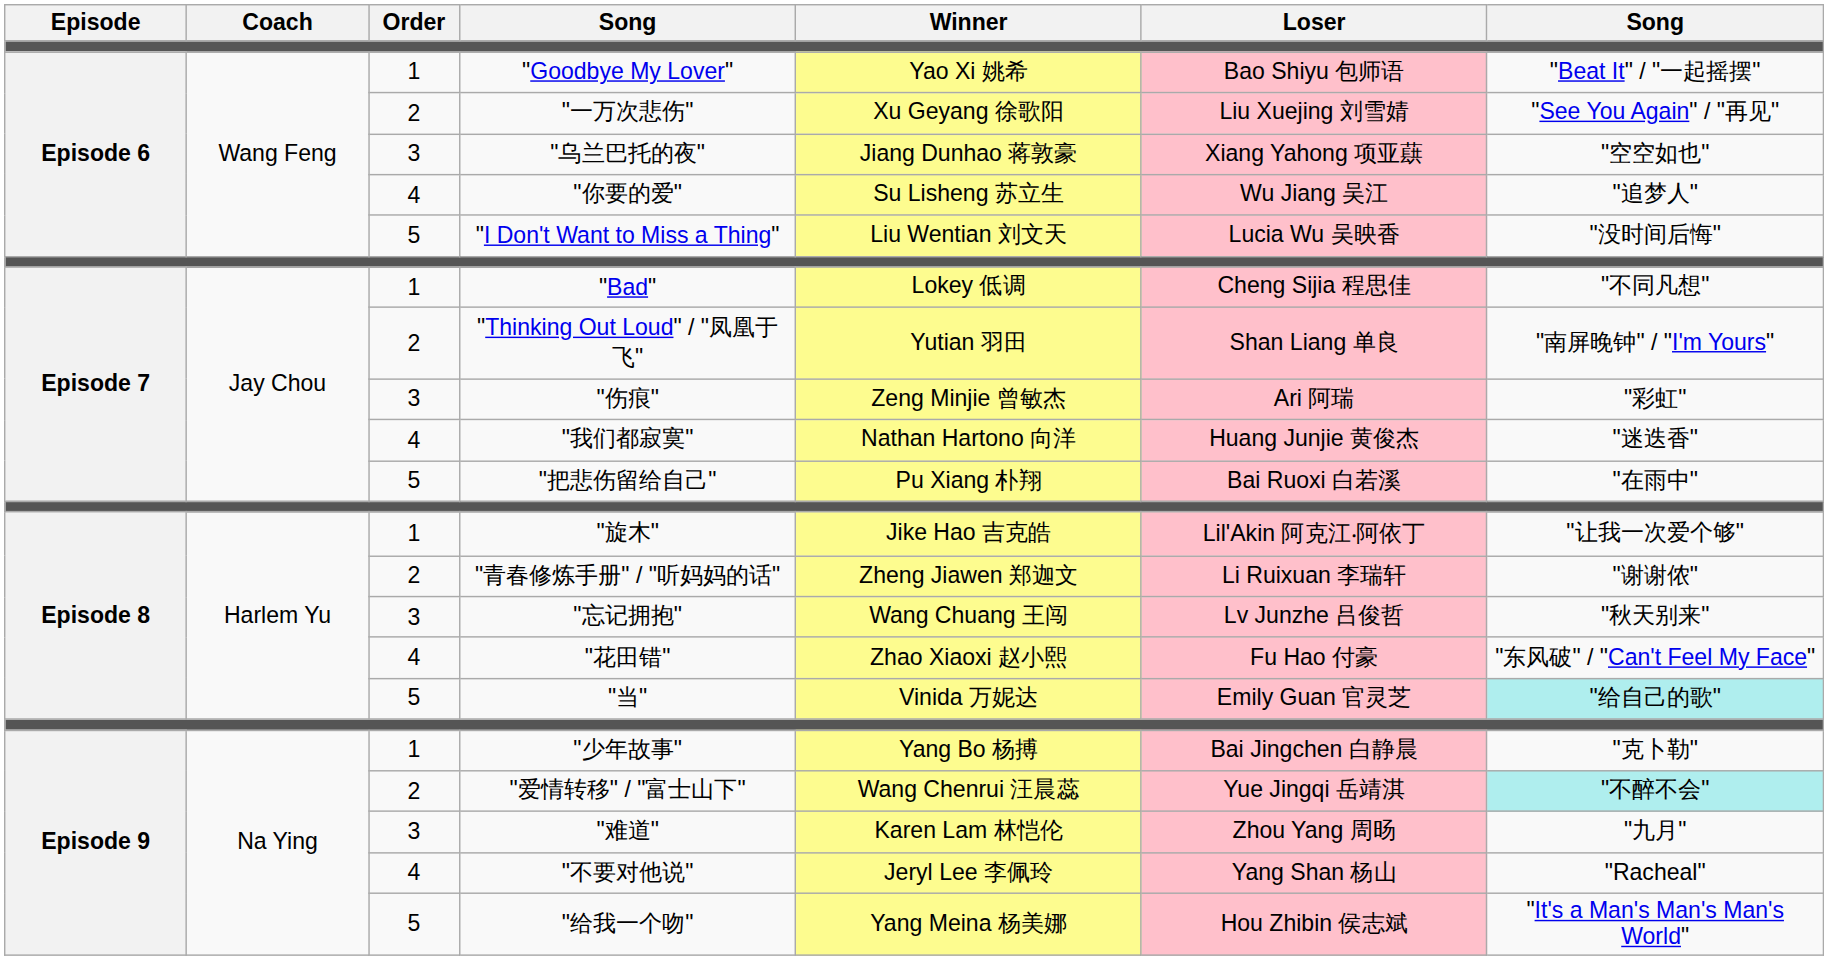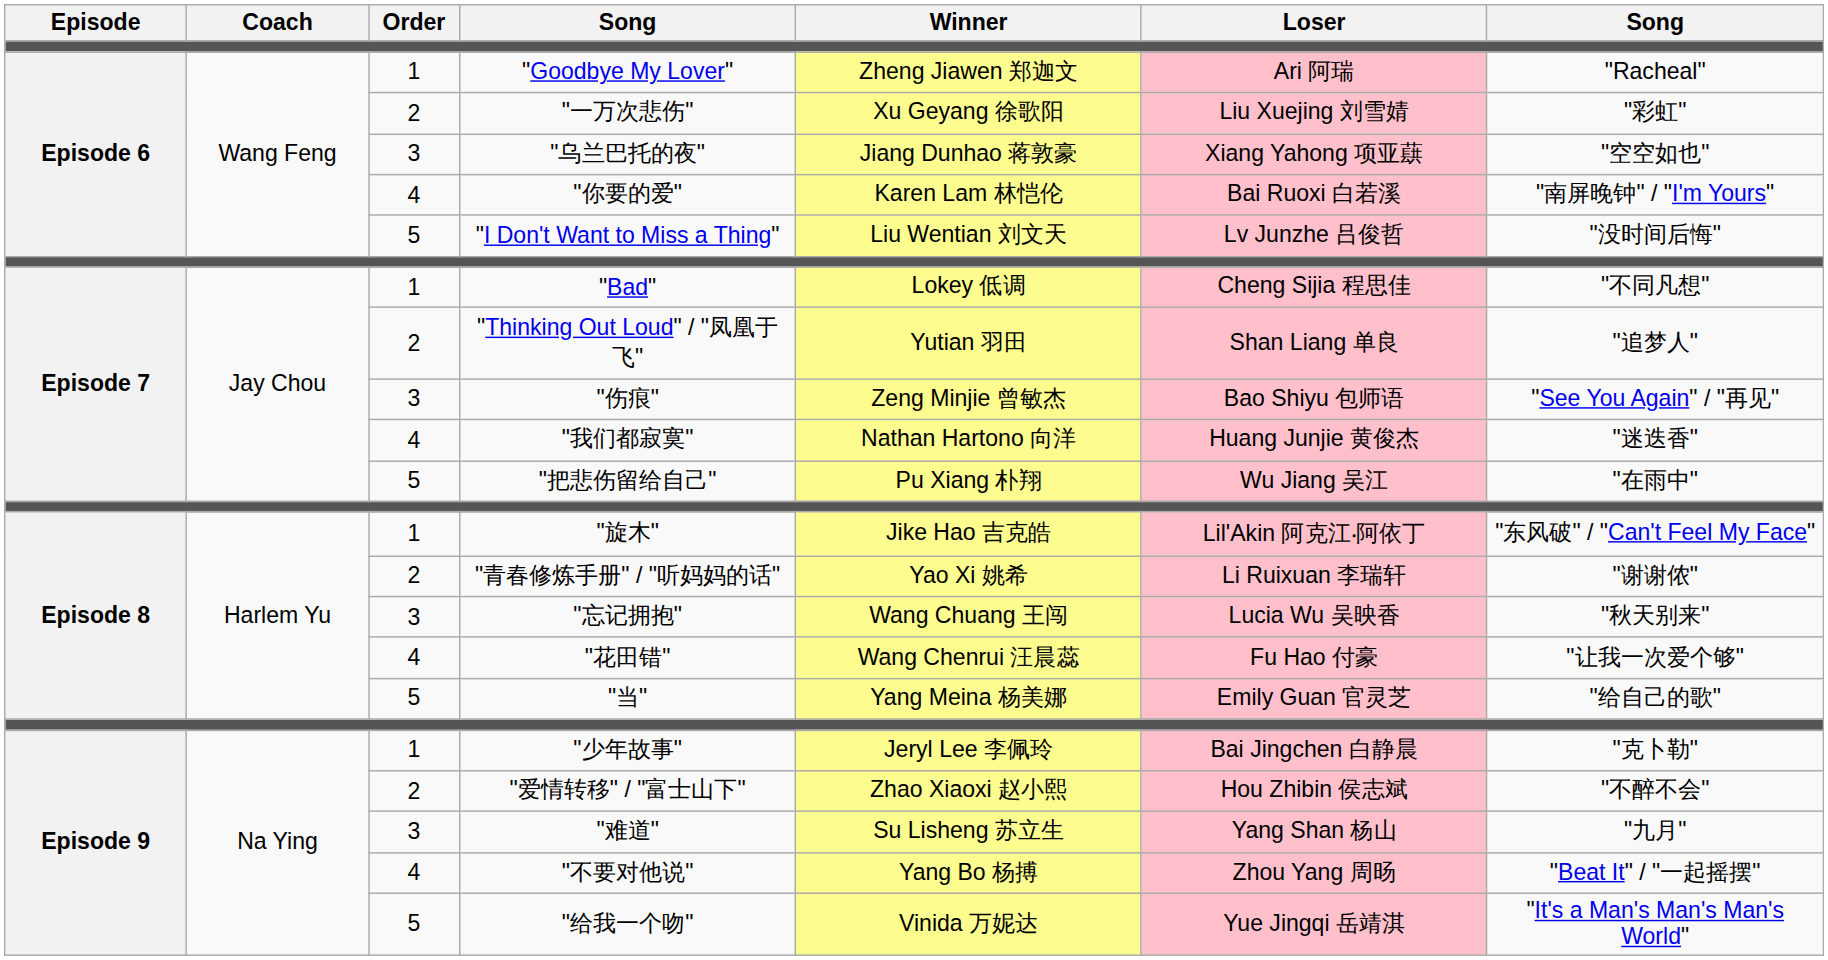(969, 71) Yao Xi 姚希 -> (969, 71) Zheng Jiawen 郑迦文
(1314, 71) Bao Shiyu 包师语 -> (1314, 71) Ari 阿瑞
(1655, 71) "Beat It" / "一起摇摆" -> (1655, 72) "Racheal"
(1655, 112) "See You Again" / "再见" -> (1655, 112) "彩虹"
(969, 193) Su Lisheng 苏立生 -> (969, 193) Karen Lam 林恺伦
(1314, 193) Wu Jiang 吴江 -> (1314, 193) Bai Ruoxi 白若溪
(1655, 193) "追梦人" -> (1655, 193) "南屏晚钟" / "I'm Yours"
(1314, 234) Lucia Wu 吴映香 -> (1314, 234) Lv Junzhe 吕俊哲
(1655, 342) "南屏晚钟" / "I'm Yours" -> (1655, 342) "追梦人"
(1314, 398) Ari 阿瑞 -> (1314, 398) Bao Shiyu 包师语
(1655, 398) "彩虹" -> (1655, 398) "See You Again" / "再见"
(1314, 479) Bai Ruoxi 白若溪 -> (1314, 479) Wu Jiang 吴江
(1655, 532) "让我一次爱个够" -> (1655, 532) "东风破" / "Can't Feel My Face"
(969, 575) Zheng Jiawen 郑迦文 -> (969, 575) Yao Xi 姚希
(1314, 616) Lv Junzhe 吕俊哲 -> (1314, 616) Lucia Wu 吴映香
(969, 656) Zhao Xiaoxi 赵小熙 -> (969, 656) Wang Chenrui 汪晨蕊
(1655, 656) "东风破" / "Can't Feel My Face" -> (1655, 656) "让我一次爱个够"
(969, 697) Vinida 万妮达 -> (969, 697) Yang Meina 杨美娜
(1655, 697) paleturquoise background -> (1655, 697) no background
(969, 749) Yang Bo 杨搏 -> (969, 749) Jeryl Lee 李佩玲
(969, 790) Wang Chenrui 汪晨蕊 -> (969, 790) Zhao Xiaoxi 赵小熙
(1314, 790) Yue Jingqi 岳靖淇 -> (1314, 790) Hou Zhibin 侯志斌
(1655, 790) paleturquoise background -> (1655, 790) no background
(969, 830) Karen Lam 林恺伦 -> (969, 830) Su Lisheng 苏立生
(1314, 830) Zhou Yang 周旸 -> (1314, 830) Yang Shan 杨山
(969, 871) Jeryl Lee 李佩玲 -> (969, 871) Yang Bo 杨搏
(1314, 871) Yang Shan 杨山 -> (1314, 871) Zhou Yang 周旸
(1655, 872) "Racheal" -> (1655, 871) "Beat It" / "一起摇摆"
(969, 923) Yang Meina 杨美娜 -> (969, 923) Vinida 万妮达
(1314, 923) Hou Zhibin 侯志斌 -> (1314, 923) Yue Jingqi 岳靖淇
